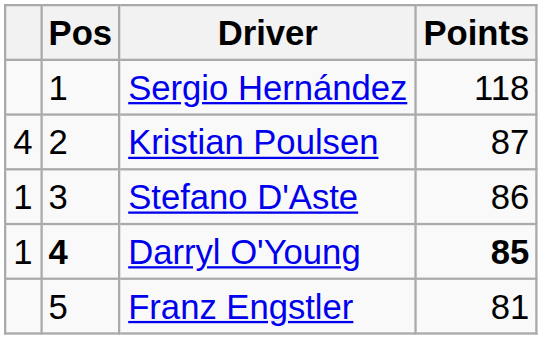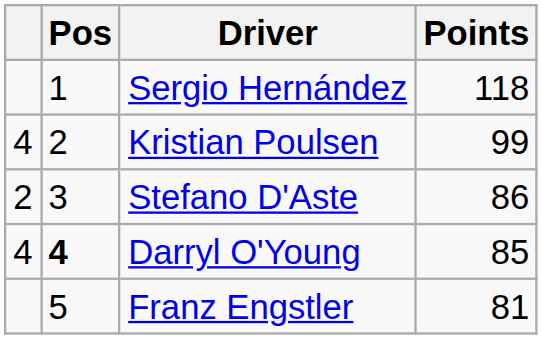(510, 142) 87 -> (510, 142) 99
(23, 197) 1 -> (23, 197) 2
(23, 252) 1 -> (23, 252) 4
(510, 252) bold -> (510, 252) normal
